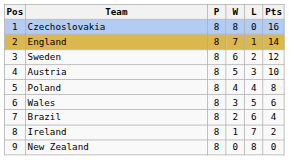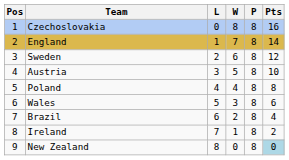columns swapped: (217, 12) <-> (254, 12)
(274, 147) no background -> (274, 147) lightblue background
